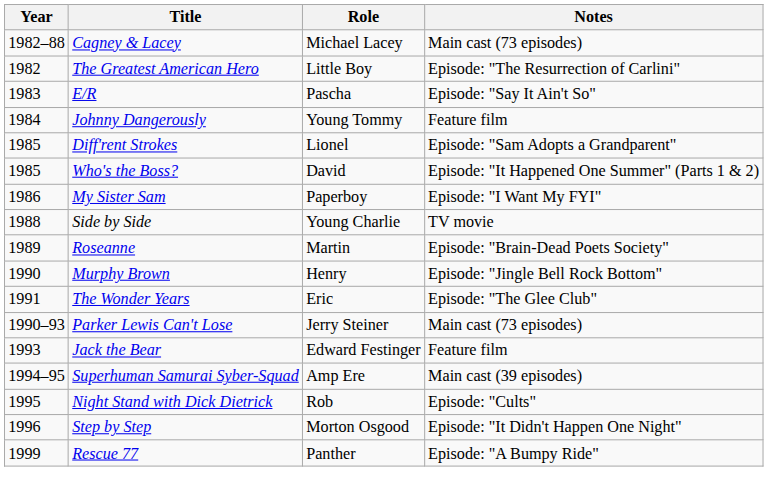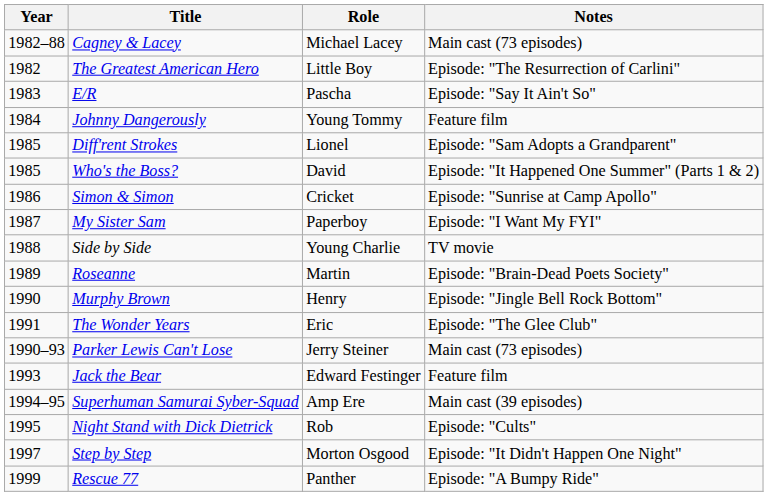+ row: (123, 196)
(24, 196) 1986 -> (24, 222) 1987
(24, 427) 1996 -> (24, 453) 1997
